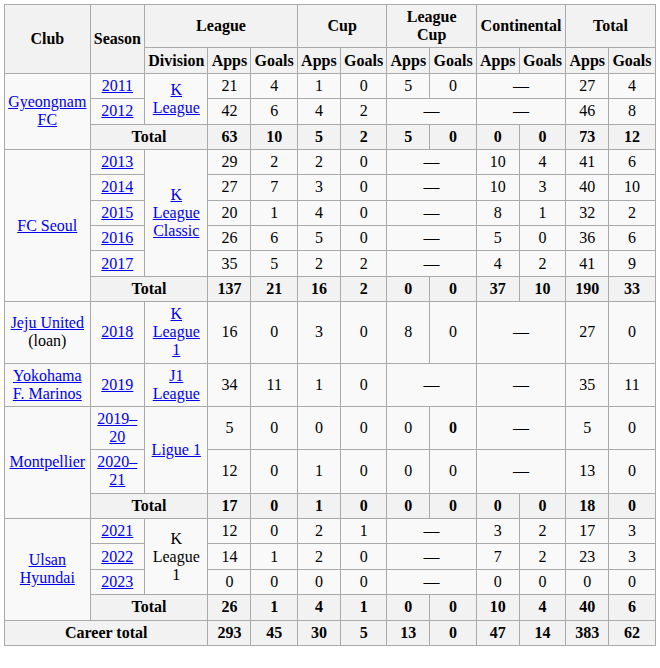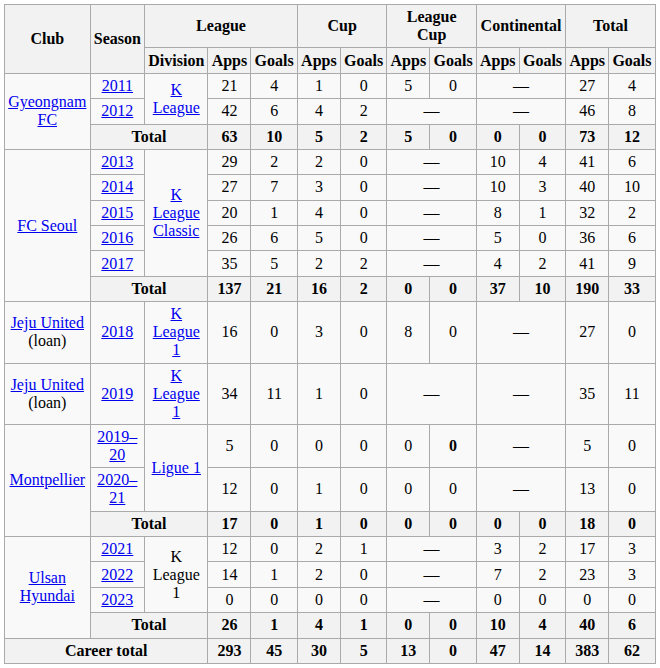(47, 384) Yokohama F. Marinos -> (47, 393) Jeju United (loan)
(176, 384) J1 League -> (176, 393) K League 1
